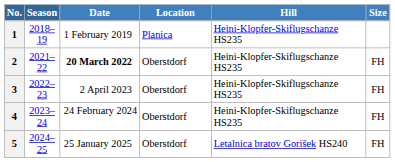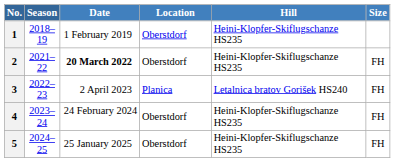(157, 34) Planica -> (164, 34) Oberstdorf
(164, 89) Oberstdorf -> (157, 89) Planica
(276, 89) Heini-Klopfer-Skiflugschanze HS235 -> (280, 89) Letalnica bratov Gorišek HS240
(280, 143) Letalnica bratov Gorišek HS240 -> (276, 143) Heini-Klopfer-Skiflugschanze HS235
